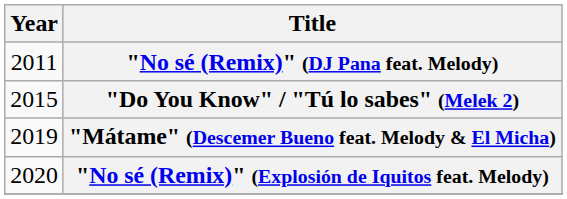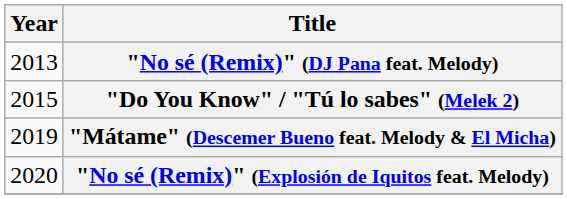(34, 61) 2011 -> (34, 61) 2013
